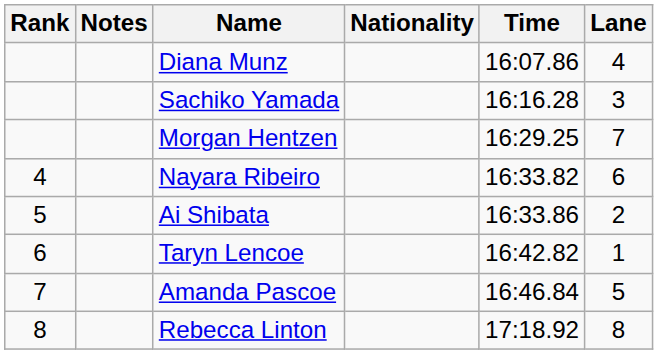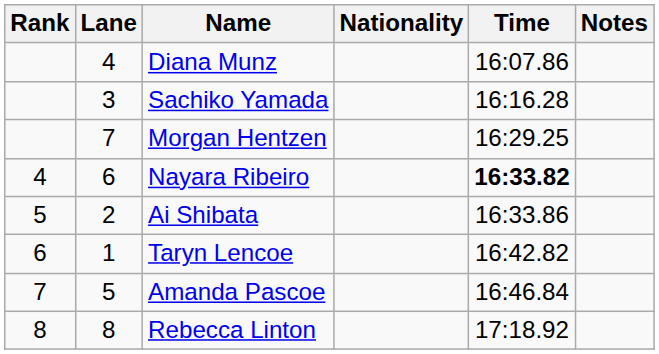columns swapped: (618, 23) <-> (114, 23)
(532, 176) normal -> (522, 176) bold
